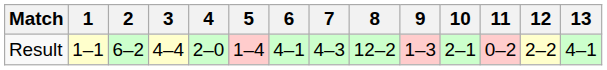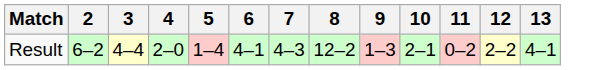- column: (88, 19)
